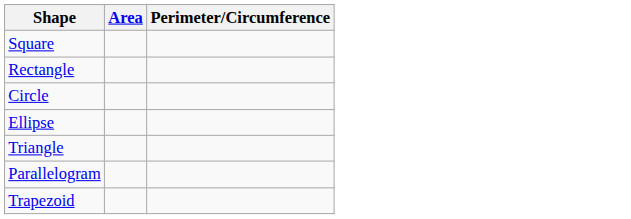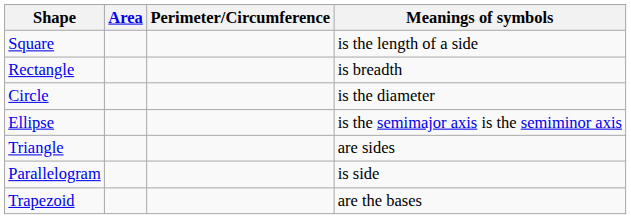+ column: (480, 17)
